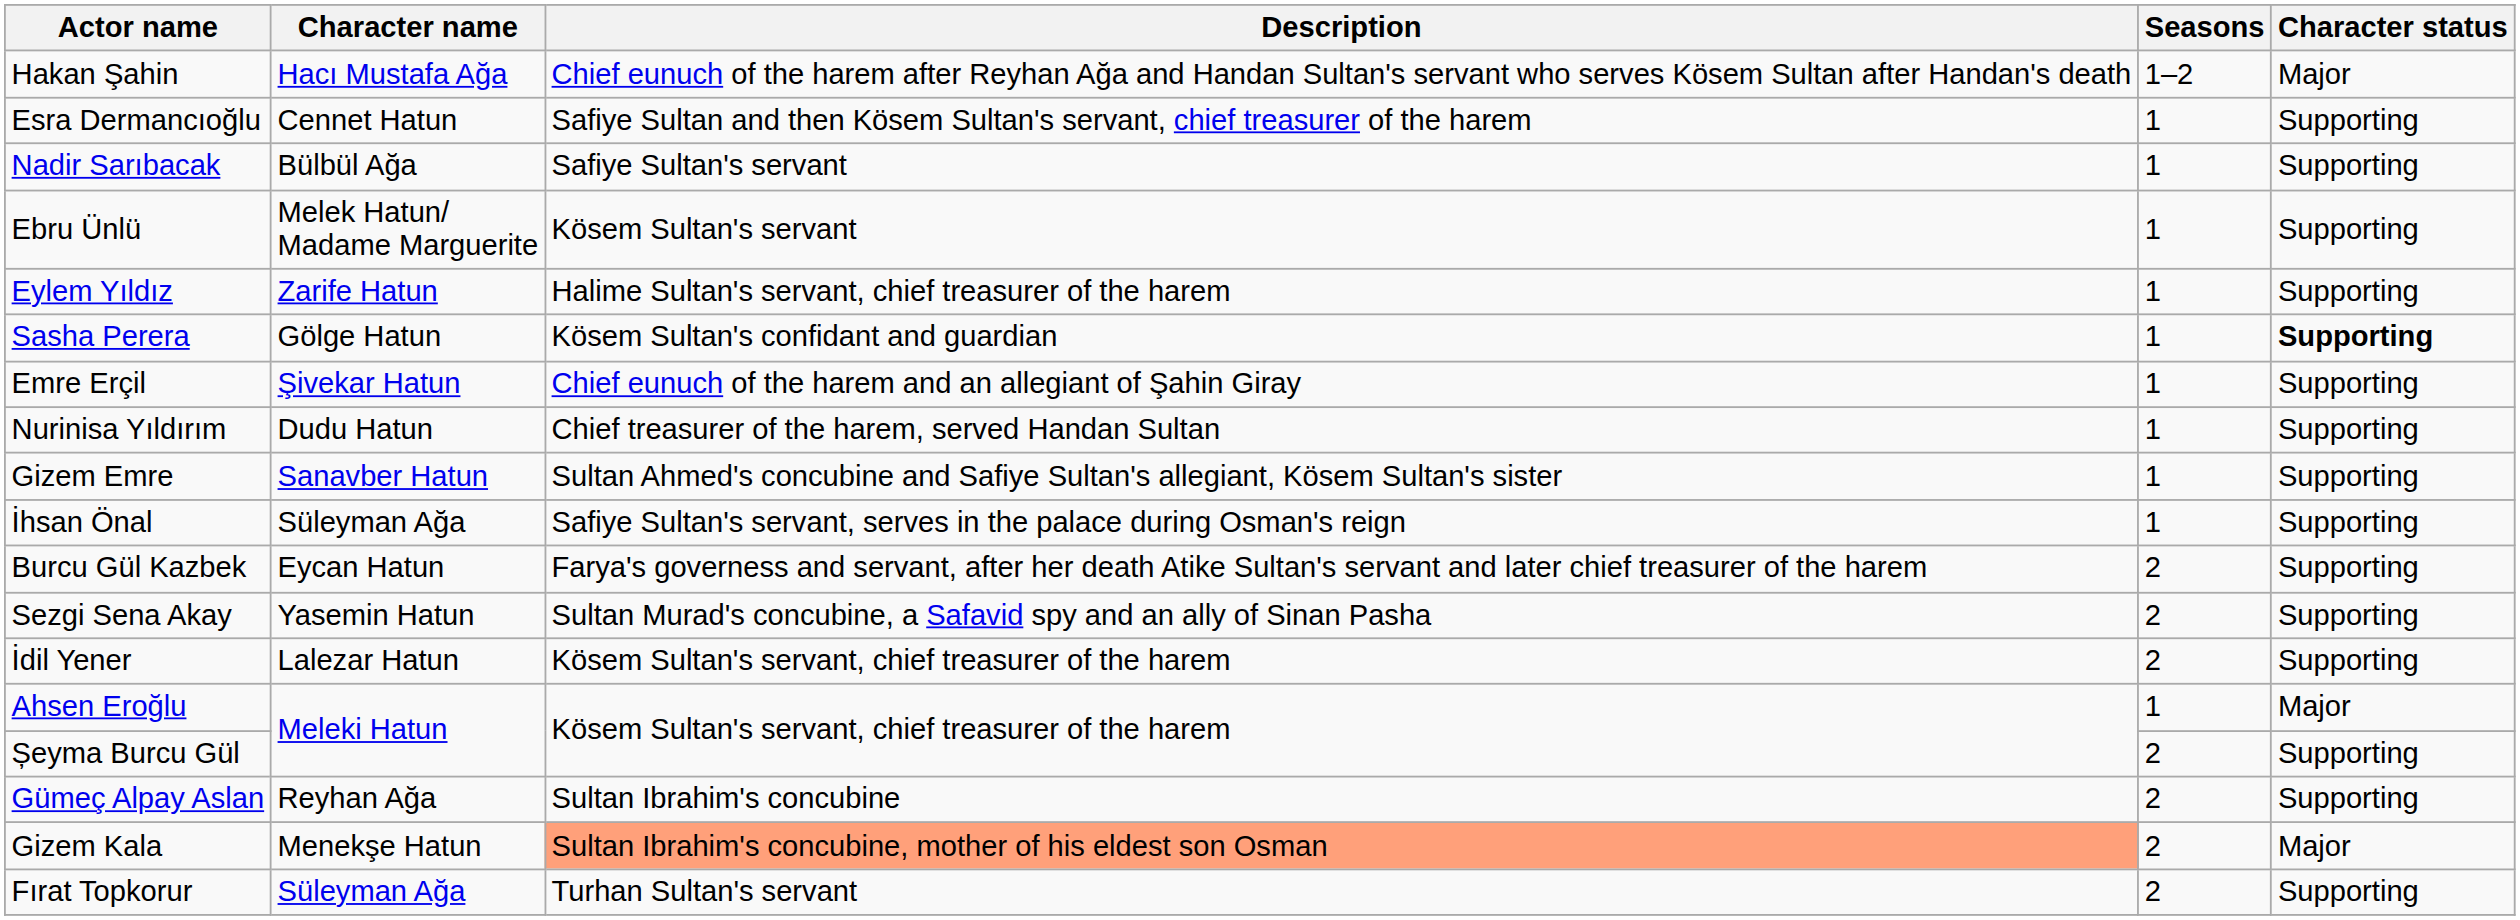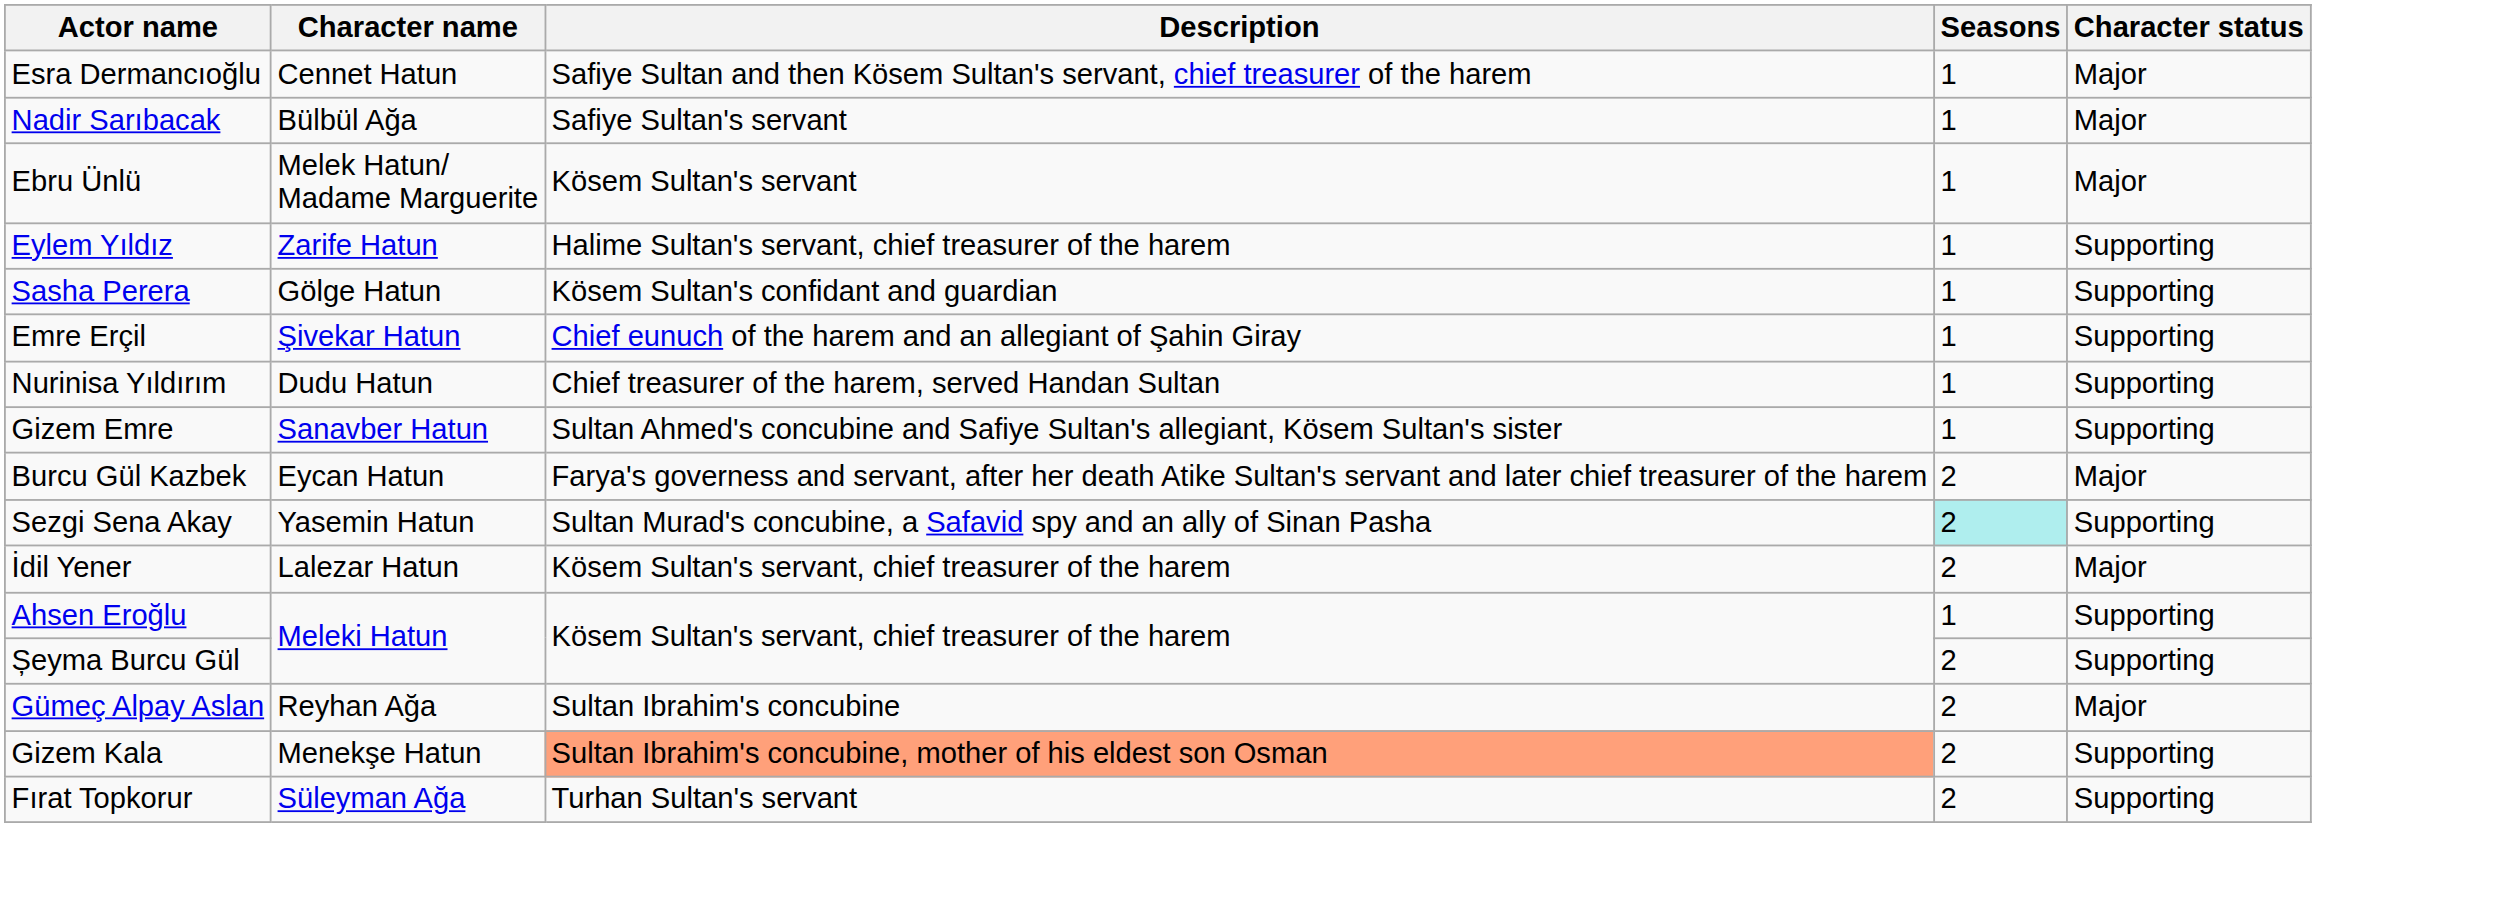- row: (95, 73)
(2348, 119) Supporting -> (2110, 73) Major
(2348, 166) Supporting -> (2110, 119) Major
(2348, 228) Supporting -> (2110, 182) Major
(2356, 337) bold -> (2144, 291) normal
- row: (82, 522)
(2348, 568) Supporting -> (2110, 475) Major
(2153, 614) no background -> (1949, 522) paleturquoise background
(2348, 660) Supporting -> (2110, 568) Major
(2314, 706) Major -> (2144, 614) Supporting
(2348, 799) Supporting -> (2110, 706) Major
(2314, 845) Major -> (2144, 753) Supporting
